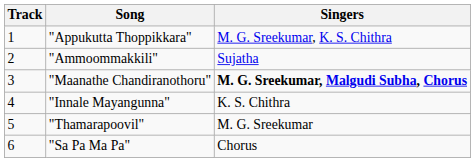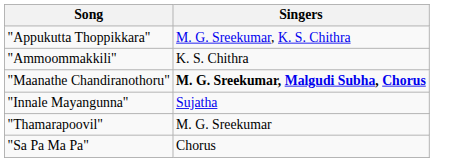- column: (25, 15)
(238, 59) Sujatha -> (212, 59) K. S. Chithra
(254, 102) K. S. Chithra -> (197, 102) Sujatha
